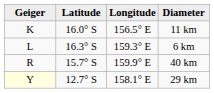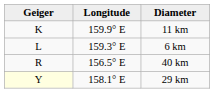- column: (81, 12)
(132, 29) 156.5° E -> (107, 29) 159.9° E
(132, 63) 159.9° E -> (107, 63) 156.5° E
